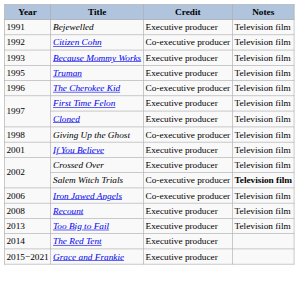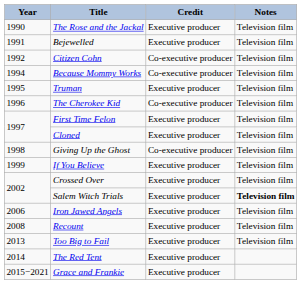+ row: (98, 27)
(16, 58) 1993 -> (16, 73) 1994
(182, 58) Executive producer -> (190, 73) Co-executive producer
(16, 149) 2001 -> (16, 165) 1999
(188, 180) Co-executive producer -> (184, 195) Executive producer
(188, 195) Co-executive producer -> (184, 211) Executive producer
